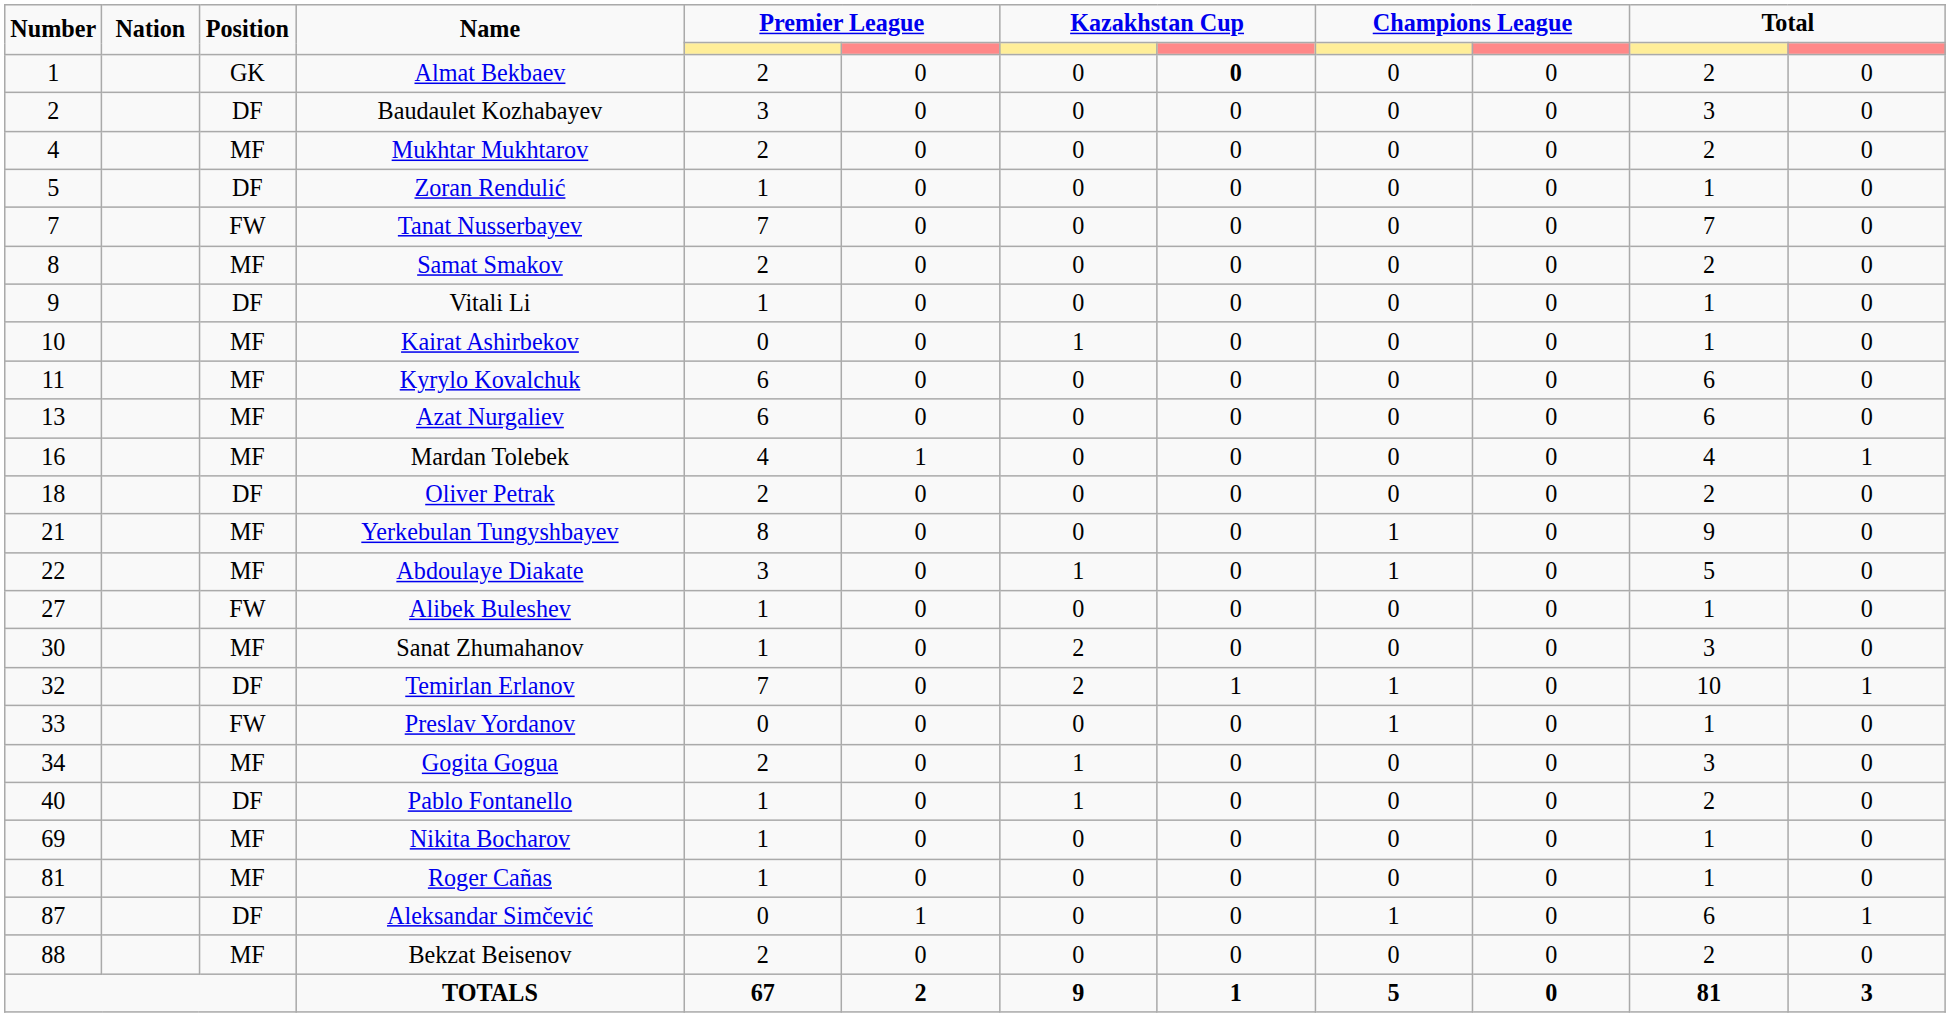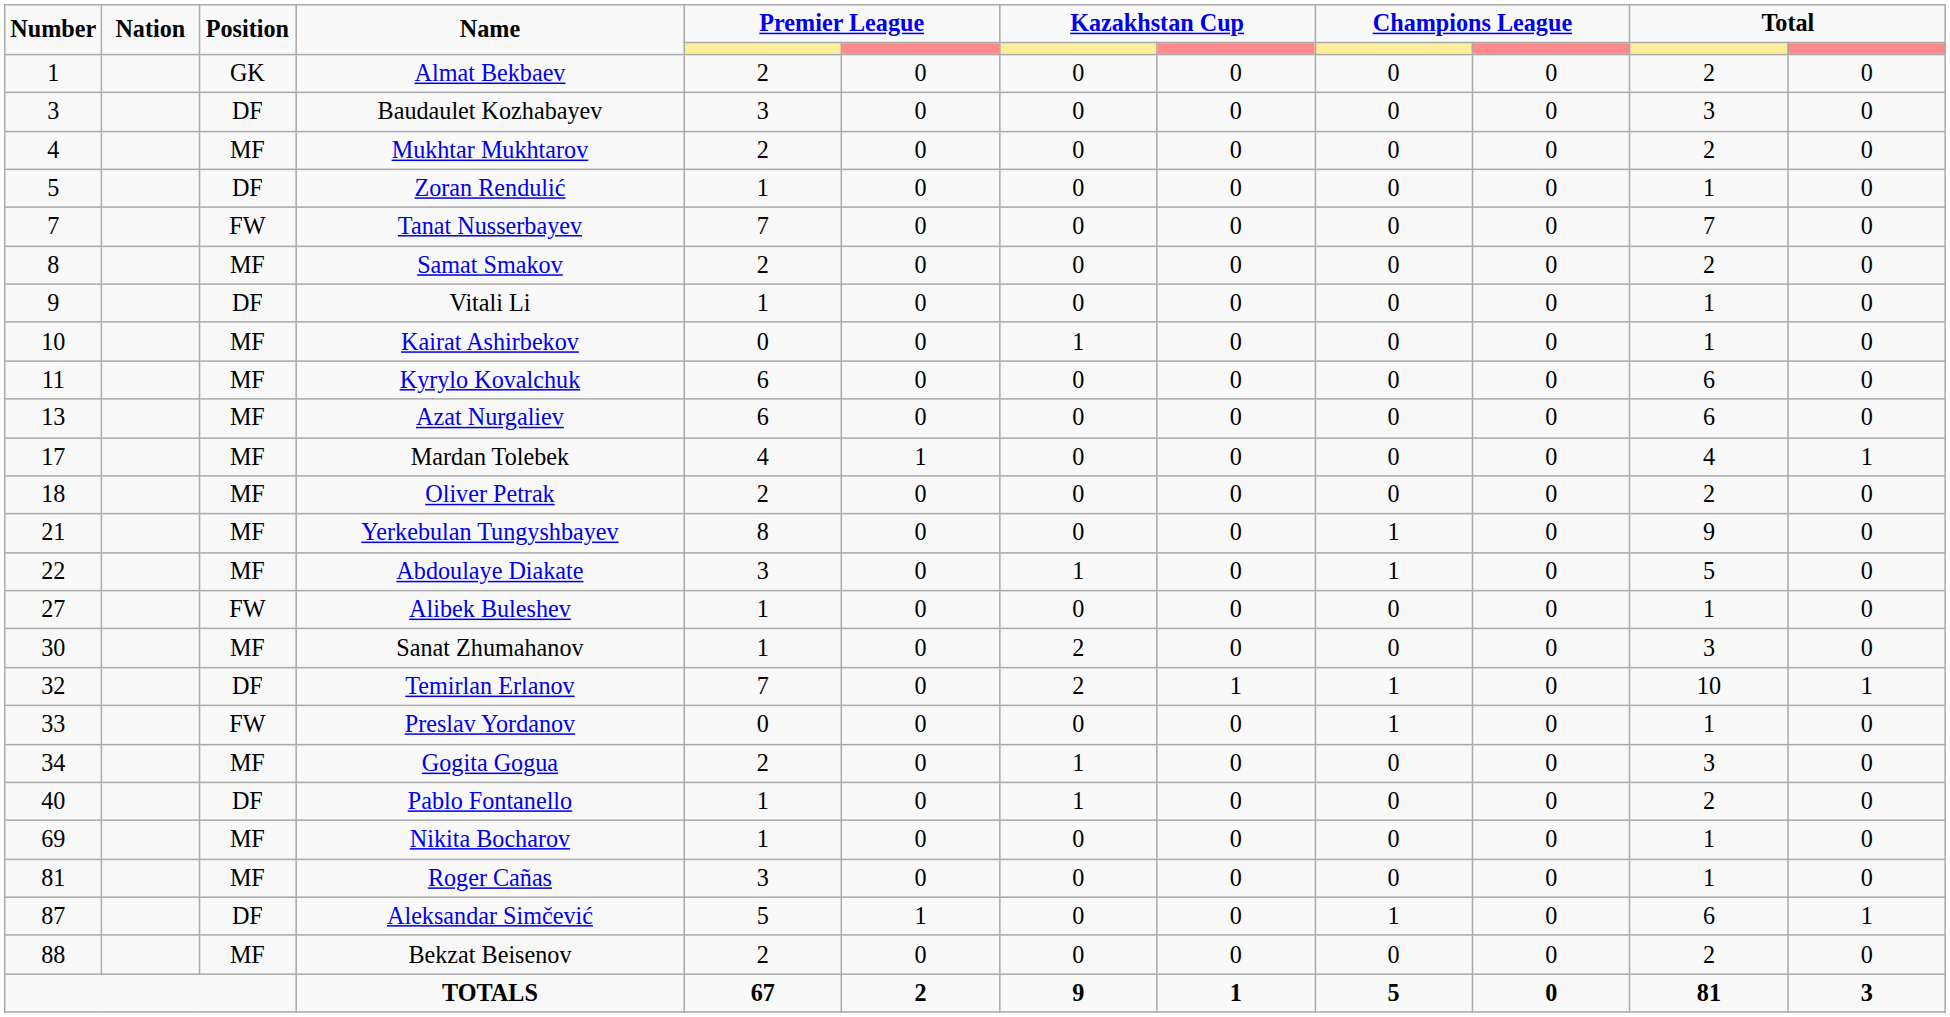(1236, 73) bold -> (1236, 73) normal
(53, 111) 2 -> (53, 111) 3
(53, 456) 16 -> (53, 456) 17
(247, 494) DF -> (247, 494) MF
(763, 877) 1 -> (763, 877) 3
(763, 916) 0 -> (763, 916) 5
